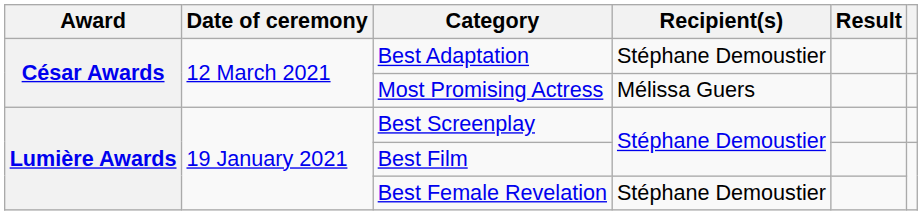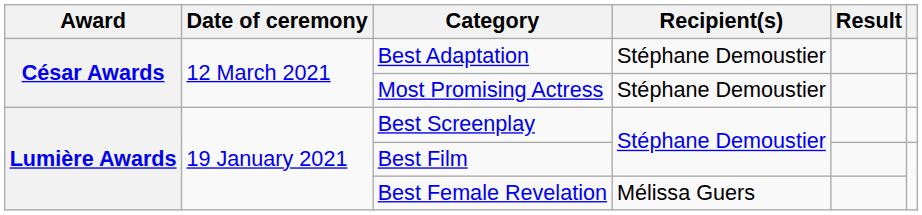(686, 90) Mélissa Guers -> (721, 90) Stéphane Demoustier
(721, 192) Stéphane Demoustier -> (686, 192) Mélissa Guers
